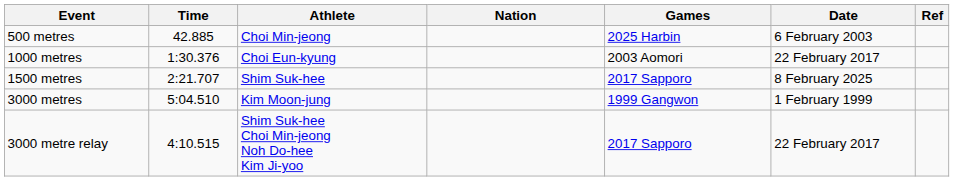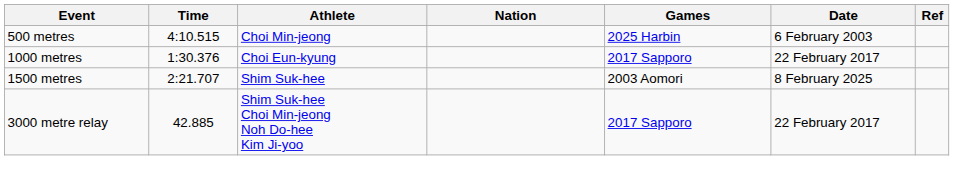(193, 36) 42.885 -> (193, 36) 4:10.515
(645, 58) 2003 Aomori -> (650, 58) 2017 Sapporo
(650, 79) 2017 Sapporo -> (645, 79) 2003 Aomori
- row: (45, 100)
(193, 144) 4:10.515 -> (193, 122) 42.885
